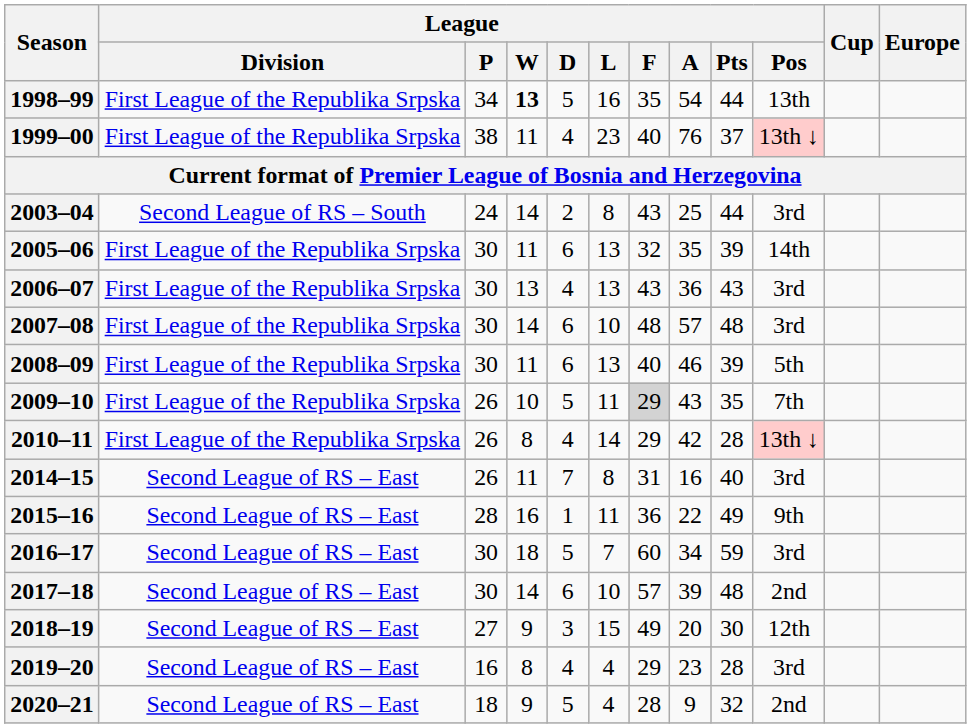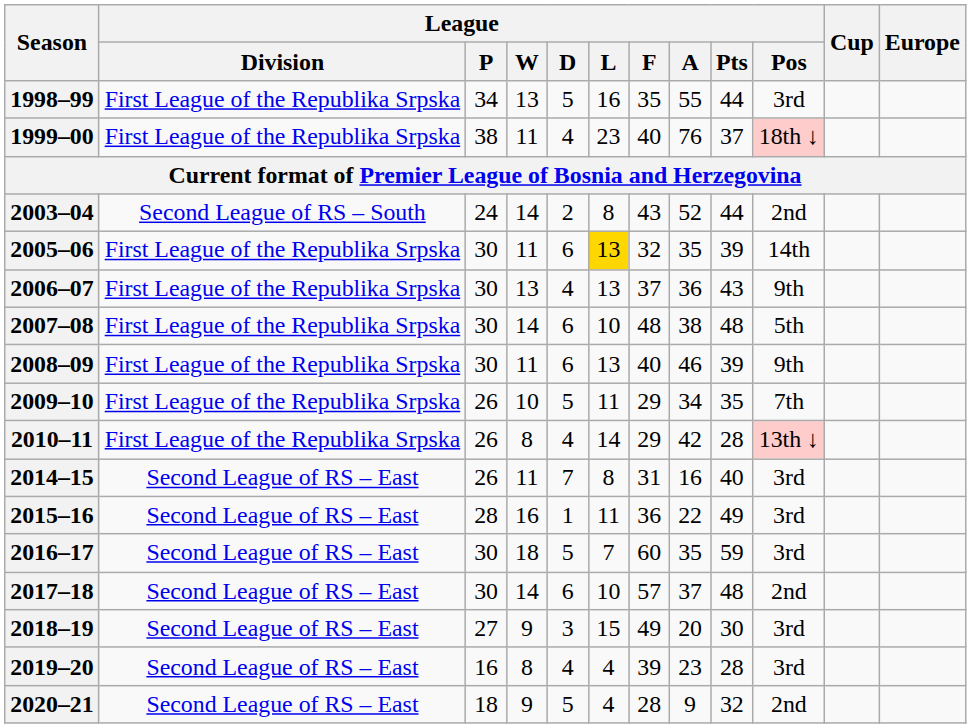(527, 99) bold -> (527, 99) normal
(690, 99) 54 -> (690, 99) 55
(789, 99) 13th -> (789, 99) 3rd
(789, 136) 13th ↓ -> (789, 136) 18th ↓
(690, 212) 25 -> (690, 212) 52
(789, 212) 3rd -> (789, 212) 2nd
(608, 250) no background -> (608, 250) gold background
(649, 288) 43 -> (649, 288) 37
(789, 288) 3rd -> (789, 288) 9th
(690, 325) 57 -> (690, 325) 38
(789, 325) 3rd -> (789, 325) 5th
(789, 363) 5th -> (789, 363) 9th
(649, 401) lightgrey background -> (649, 401) no background
(690, 401) 43 -> (690, 401) 34
(789, 514) 9th -> (789, 514) 3rd
(690, 552) 34 -> (690, 552) 35
(690, 590) 39 -> (690, 590) 37
(789, 628) 12th -> (789, 628) 3rd
(649, 666) 29 -> (649, 666) 39
